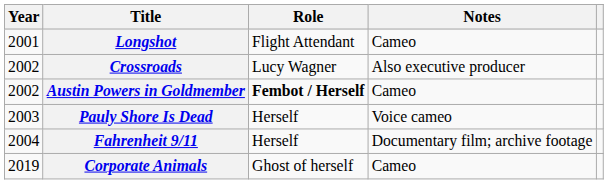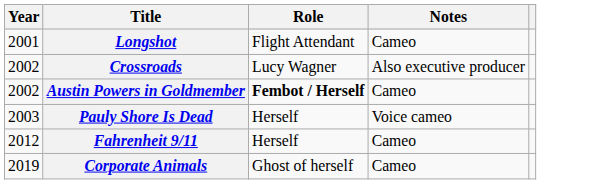(24, 141) 2004 -> (24, 141) 2012
(482, 141) Documentary film; archive footage -> (394, 141) Cameo
